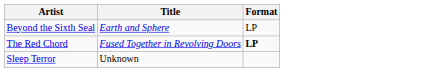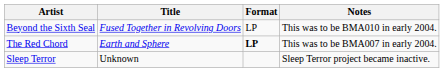+ column: (359, 12)
(134, 28) Earth and Sphere -> (170, 28) Fused Together in Revolving Doors
(170, 43) Fused Together in Revolving Doors -> (134, 43) Earth and Sphere
